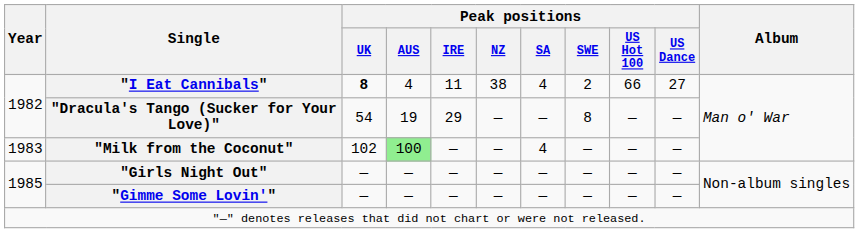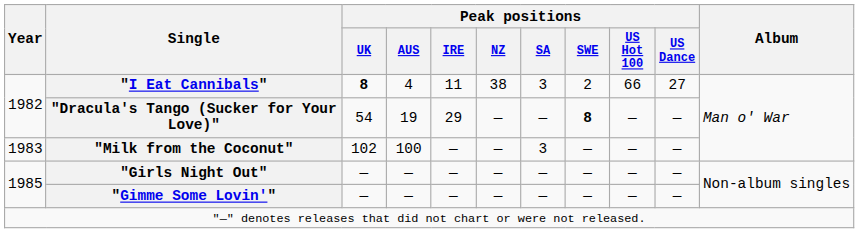(543, 86) 4 -> (543, 86) 3
(588, 118) normal -> (588, 118) bold
(409, 149) lightgreen background -> (409, 149) no background
(543, 149) 4 -> (543, 149) 3
